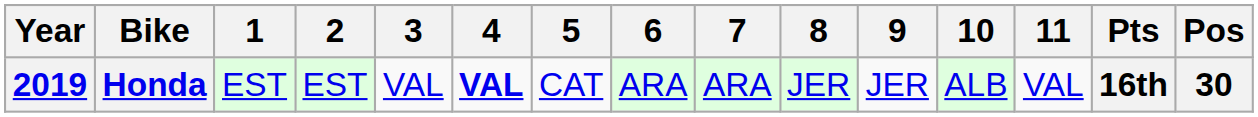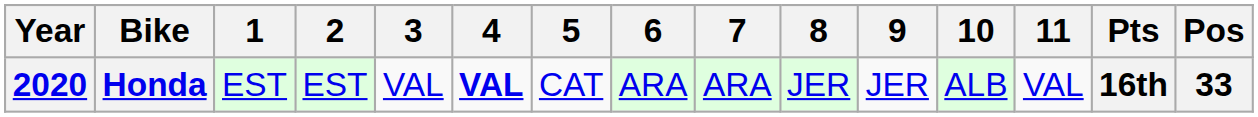(50, 84) 2019 -> (50, 84) 2020
(1214, 84) 30 -> (1214, 84) 33
